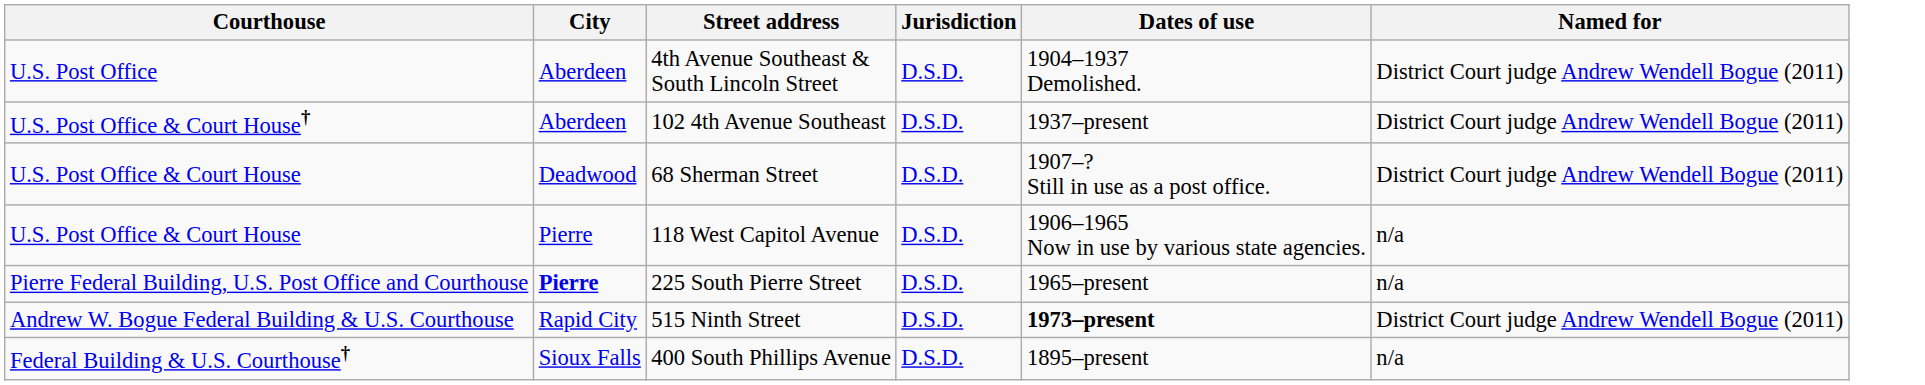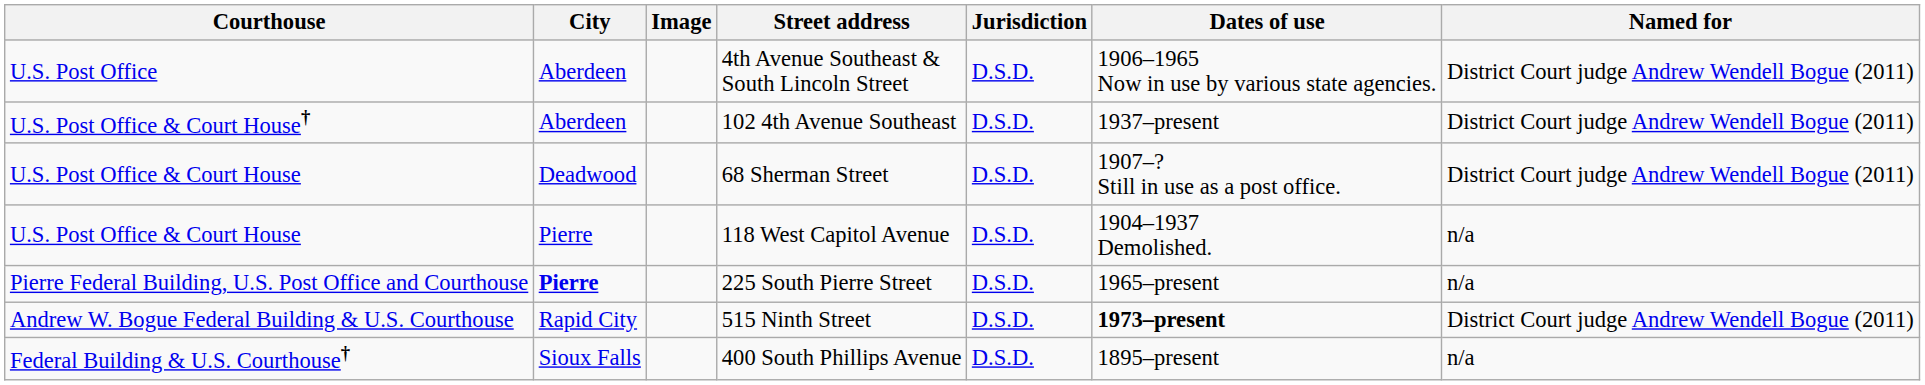+ column: (681, 22)
(1084, 70) 1904–1937 Demolished. -> (1267, 70) 1906–1965 Now in use by various state agencies.
(1196, 235) 1906–1965 Now in use by various state agencies. -> (1155, 235) 1904–1937 Demolished.
